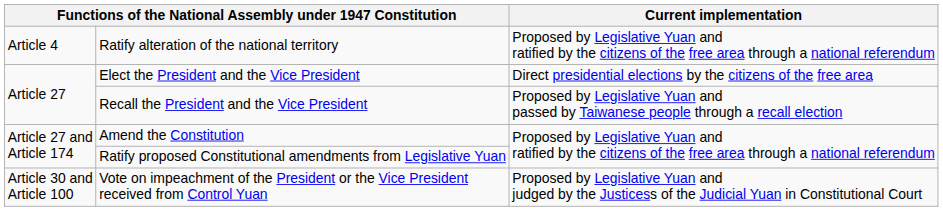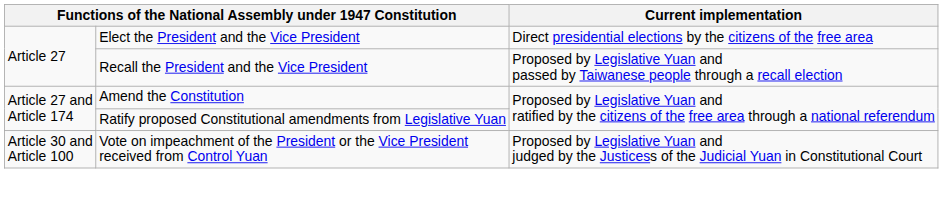- row: (219, 45)
